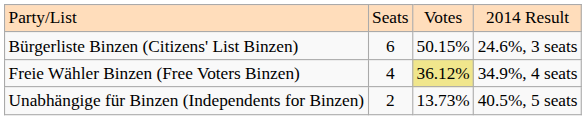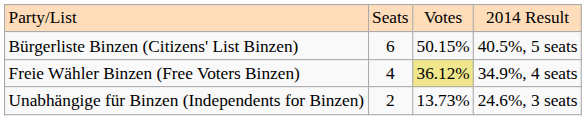(528, 45) 24.6%, 3 seats -> (528, 45) 40.5%, 5 seats
(528, 100) 40.5%, 5 seats -> (528, 100) 24.6%, 3 seats
